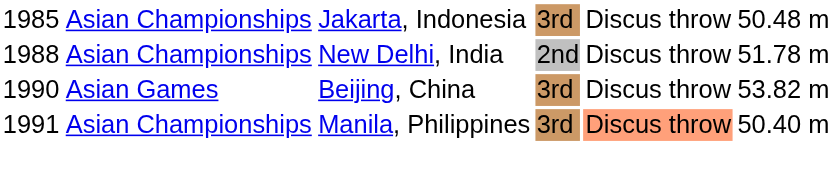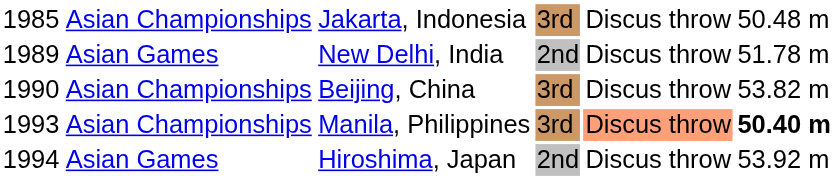(31, 54) 1988 -> (31, 54) 1989
(189, 54) Asian Championships -> (142, 54) Asian Games
(142, 89) Asian Games -> (189, 89) Asian Championships
(31, 124) 1991 -> (31, 124) 1993
(783, 124) normal -> (784, 124) bold
+ row: (417, 159)
